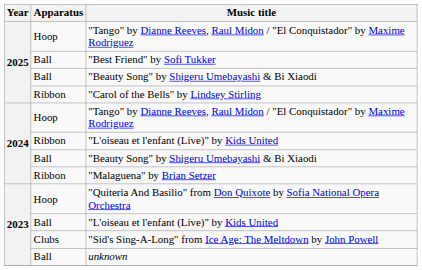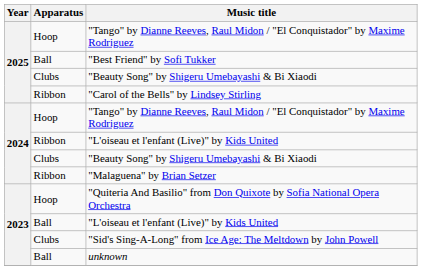(43, 77) Ball -> (46, 77) Clubs
(43, 158) Ball -> (46, 158) Clubs
